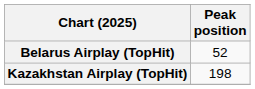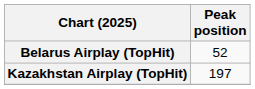(220, 73) 198 -> (220, 73) 197
